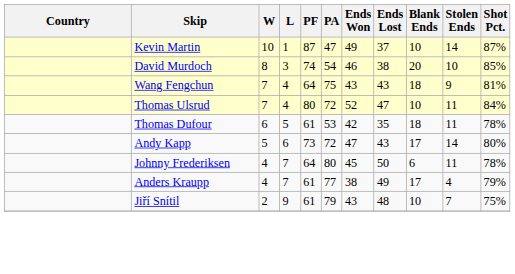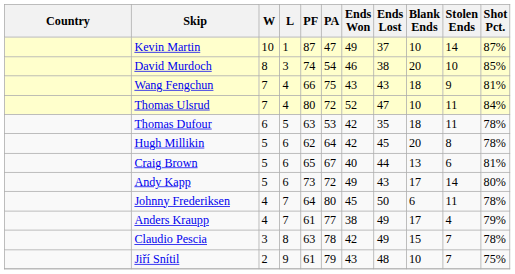(309, 85) 64 -> (309, 85) 66
(309, 124) 61 -> (309, 124) 63
+ row: (169, 143)
+ row: (166, 162)
(351, 143) 47 -> (351, 182) 49
+ row: (171, 239)
